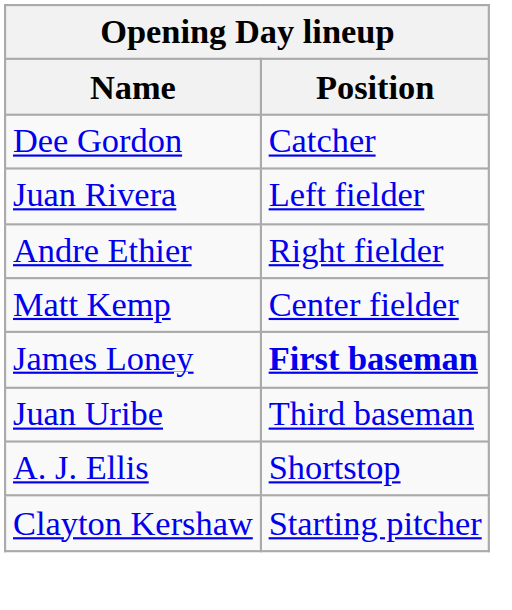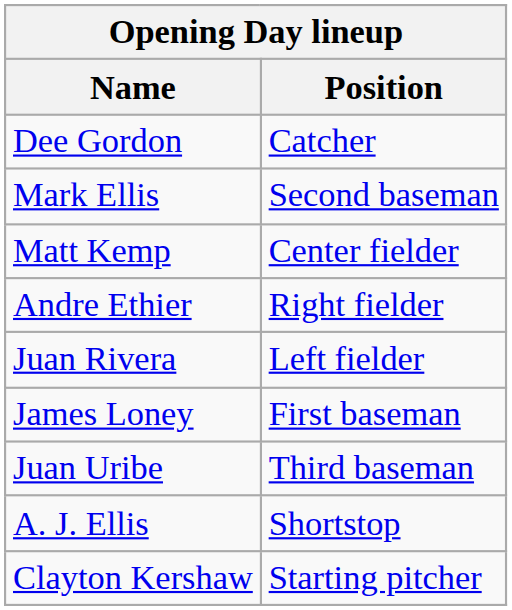+ row: (86, 195)
rows swapped: (92, 304) <-> (95, 195)
(373, 359) bold -> (365, 413) normal
